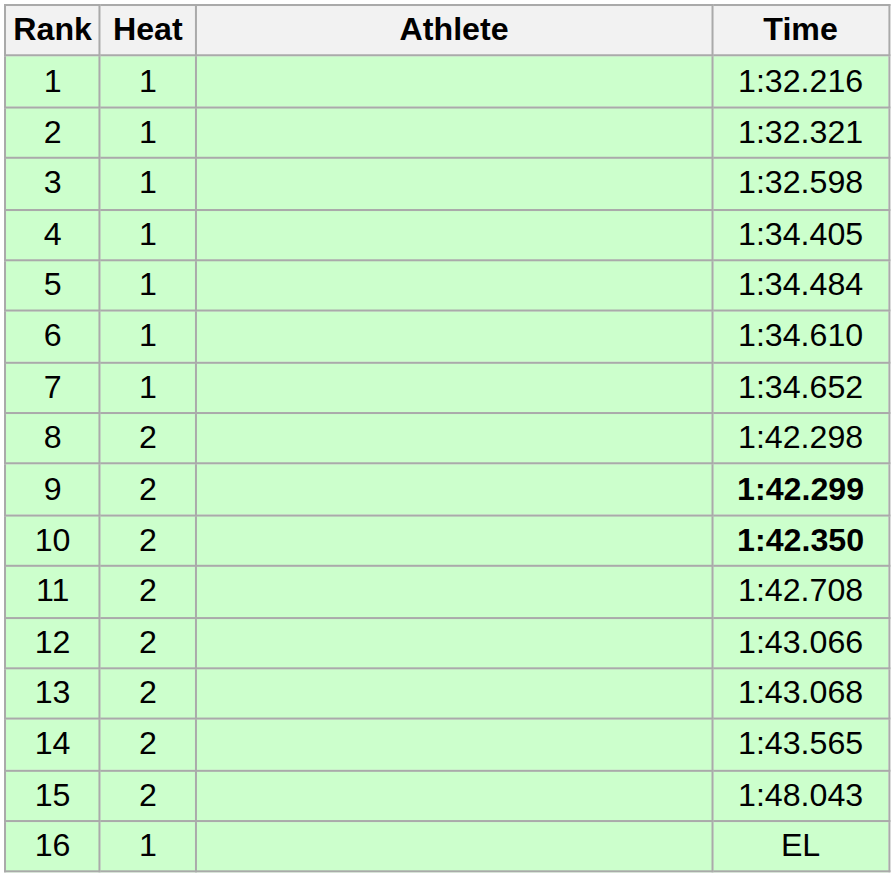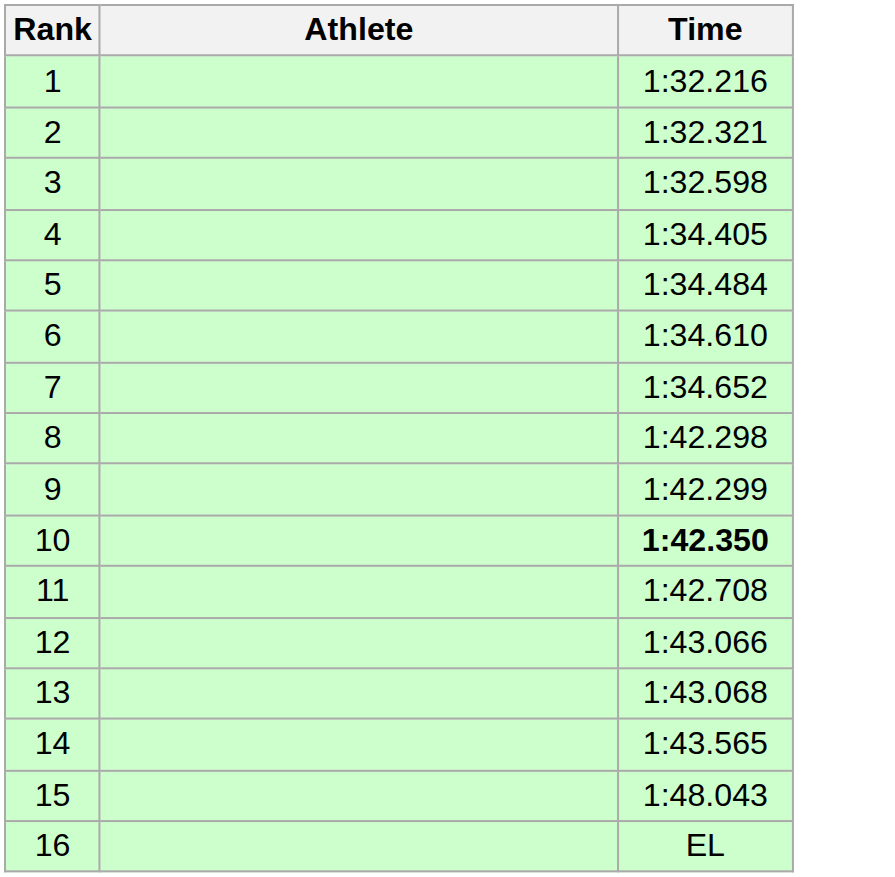- column: (148, 30)
(801, 489) bold -> (705, 489) normal
